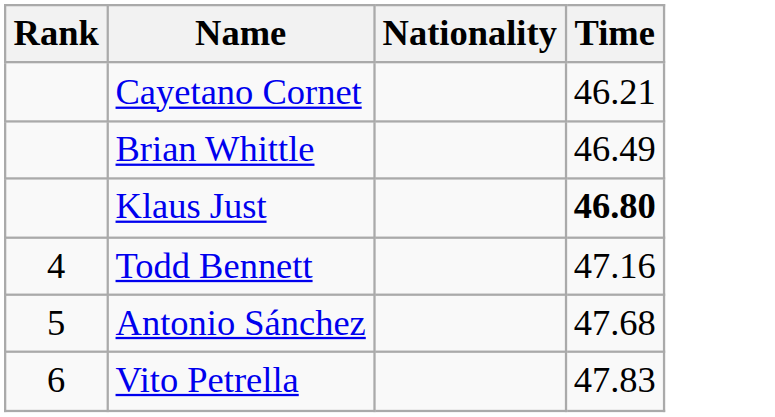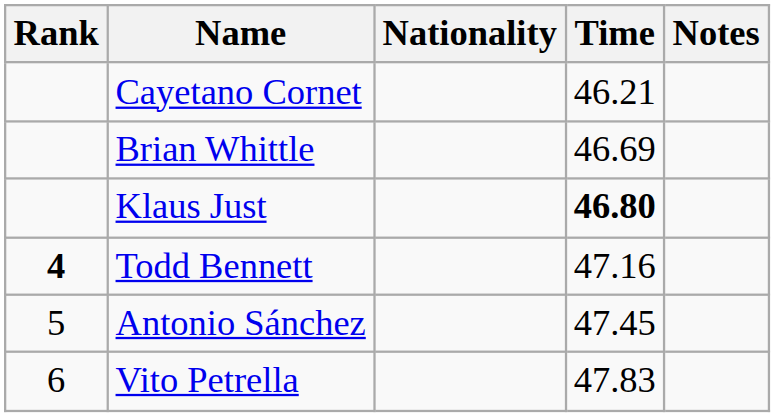+ column: (716, 33)
(615, 149) 46.49 -> (615, 149) 46.69
(56, 264) normal -> (56, 264) bold
(615, 322) 47.68 -> (615, 322) 47.45
